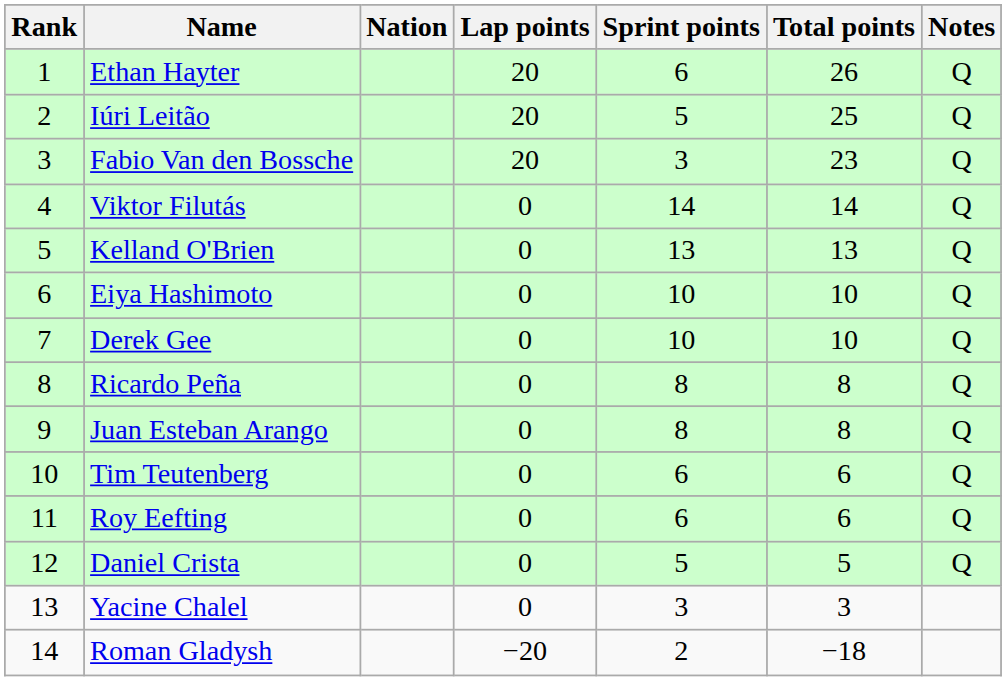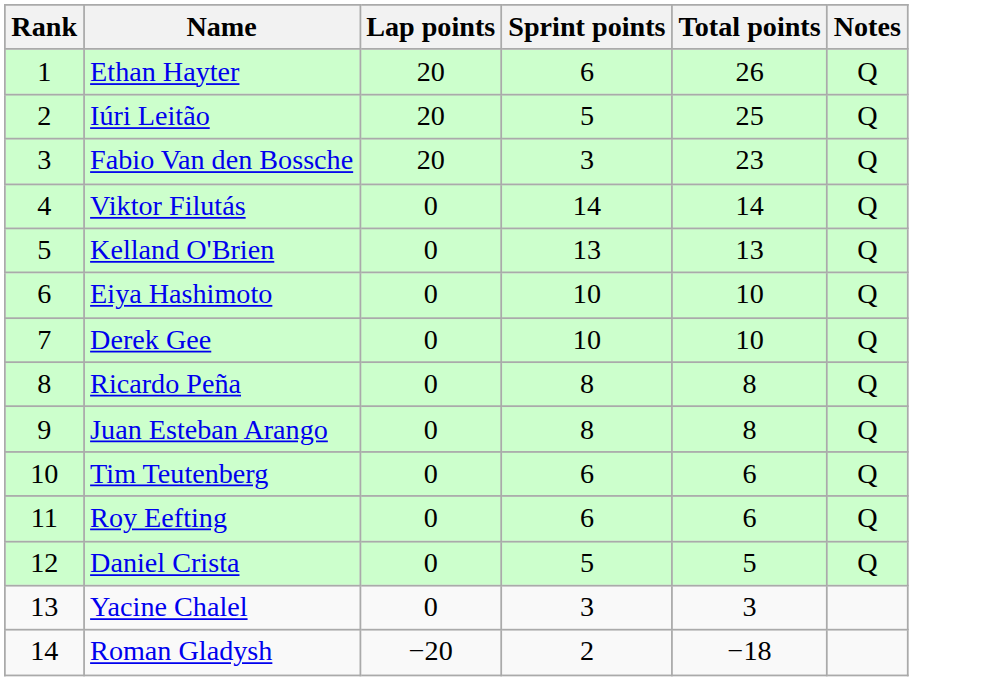- column: (407, 26)
